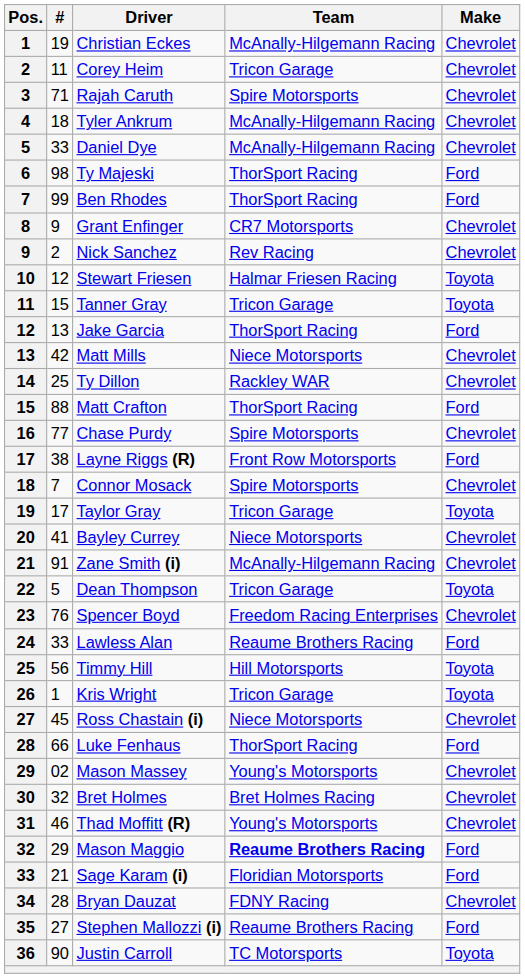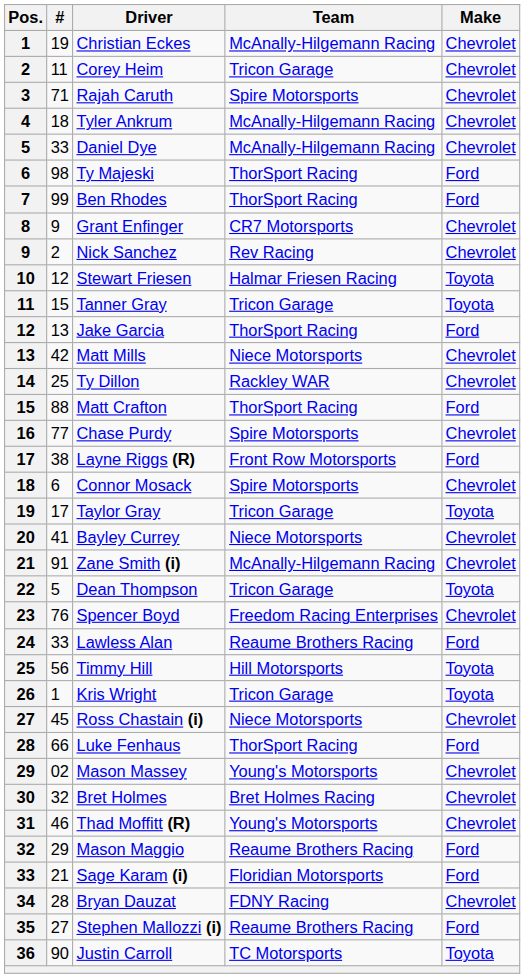(55, 485) 7 -> (55, 485) 6
(327, 849) bold -> (321, 849) normal
